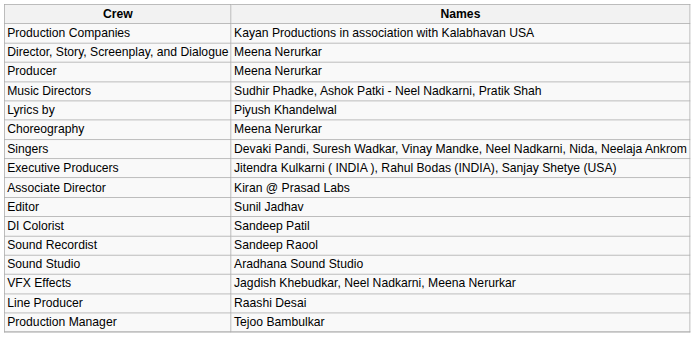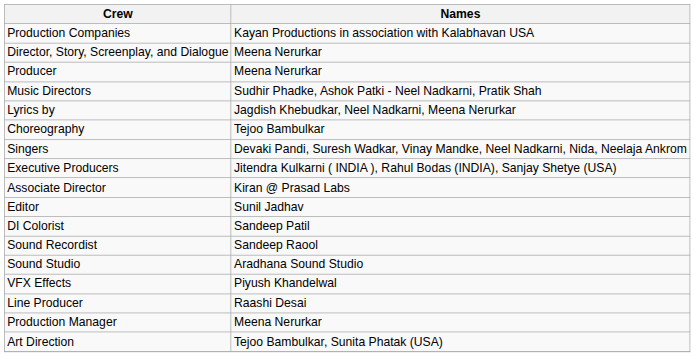(285, 110) Piyush Khandelwal -> (375, 110) Jagdish Khebudkar, Neel Nadkarni, Meena Nerurkar
(278, 129) Meena Nerurkar -> (279, 129) Tejoo Bambulkar
(375, 284) Jagdish Khebudkar, Neel Nadkarni, Meena Nerurkar -> (285, 284) Piyush Khandelwal
(279, 322) Tejoo Bambulkar -> (278, 322) Meena Nerurkar
+ row: (41, 341)
